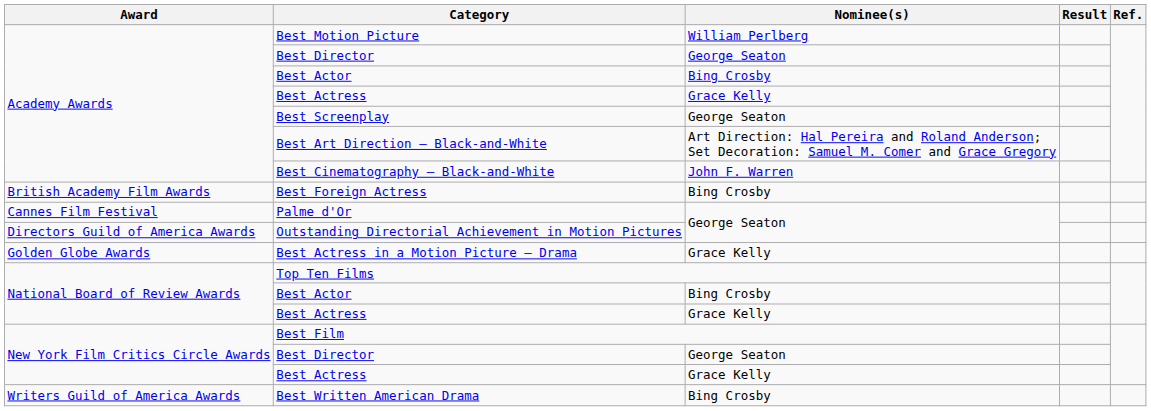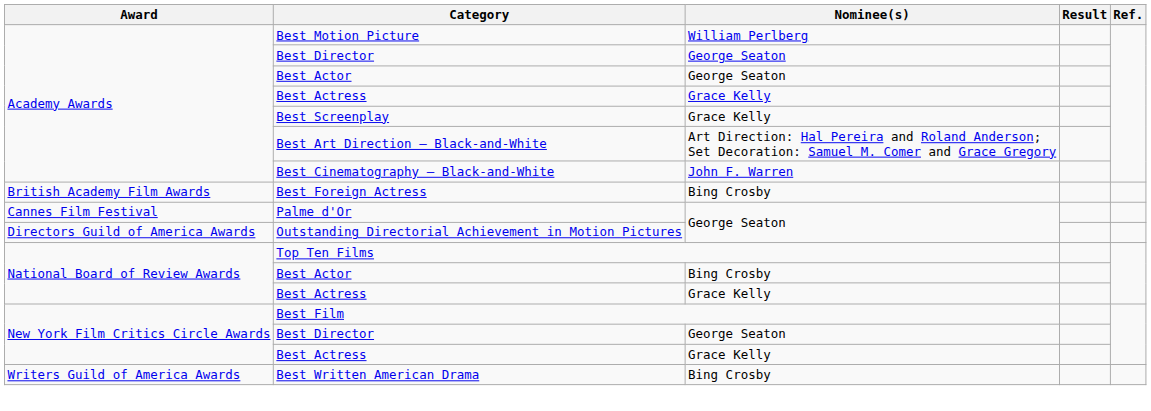(729, 76) Bing Crosby -> (737, 76) George Seaton
(737, 116) George Seaton -> (729, 116) Grace Kelly
- row: (79, 253)
